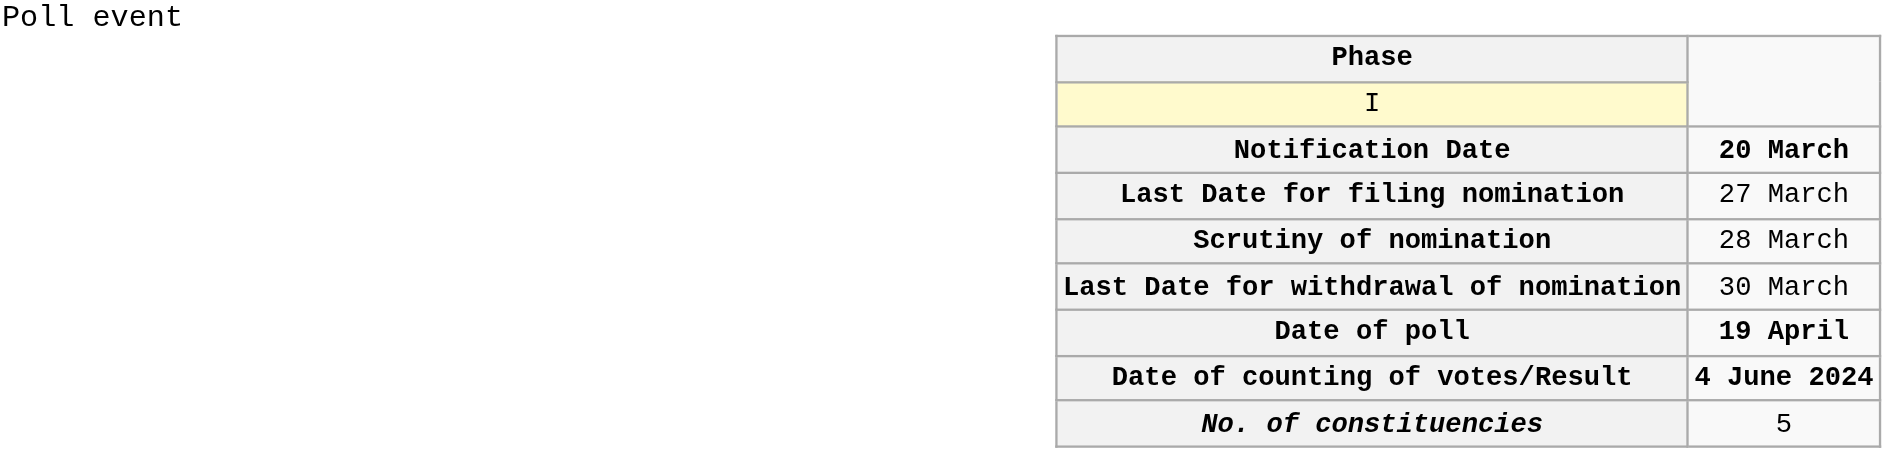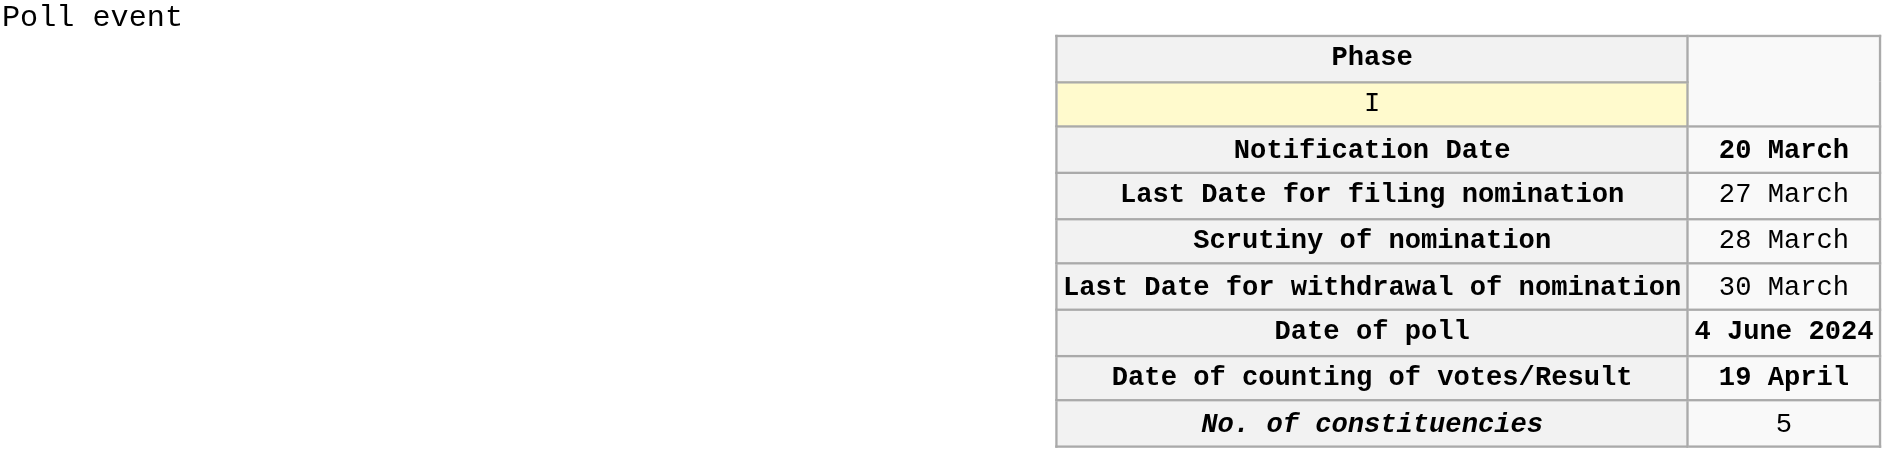(1784, 332) 19 April -> (1784, 332) 4 June 2024
(1784, 378) 4 June 2024 -> (1784, 378) 19 April
